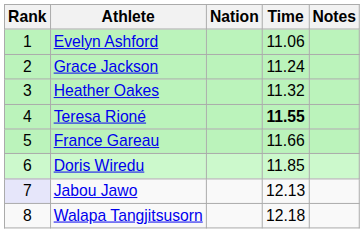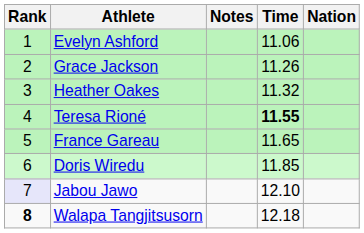columns swapped: (234, 16) <-> (334, 16)
(286, 66) 11.24 -> (280, 66) 11.26
(286, 141) 11.66 -> (280, 141) 11.65
(286, 191) 12.13 -> (280, 191) 12.10
(27, 215) normal -> (27, 215) bold
